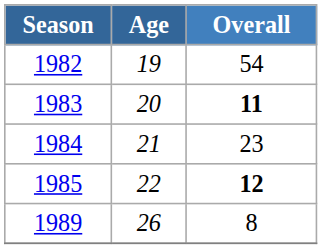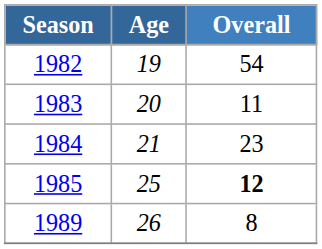(251, 104) bold -> (251, 104) normal
(149, 184) 22 -> (149, 184) 25
